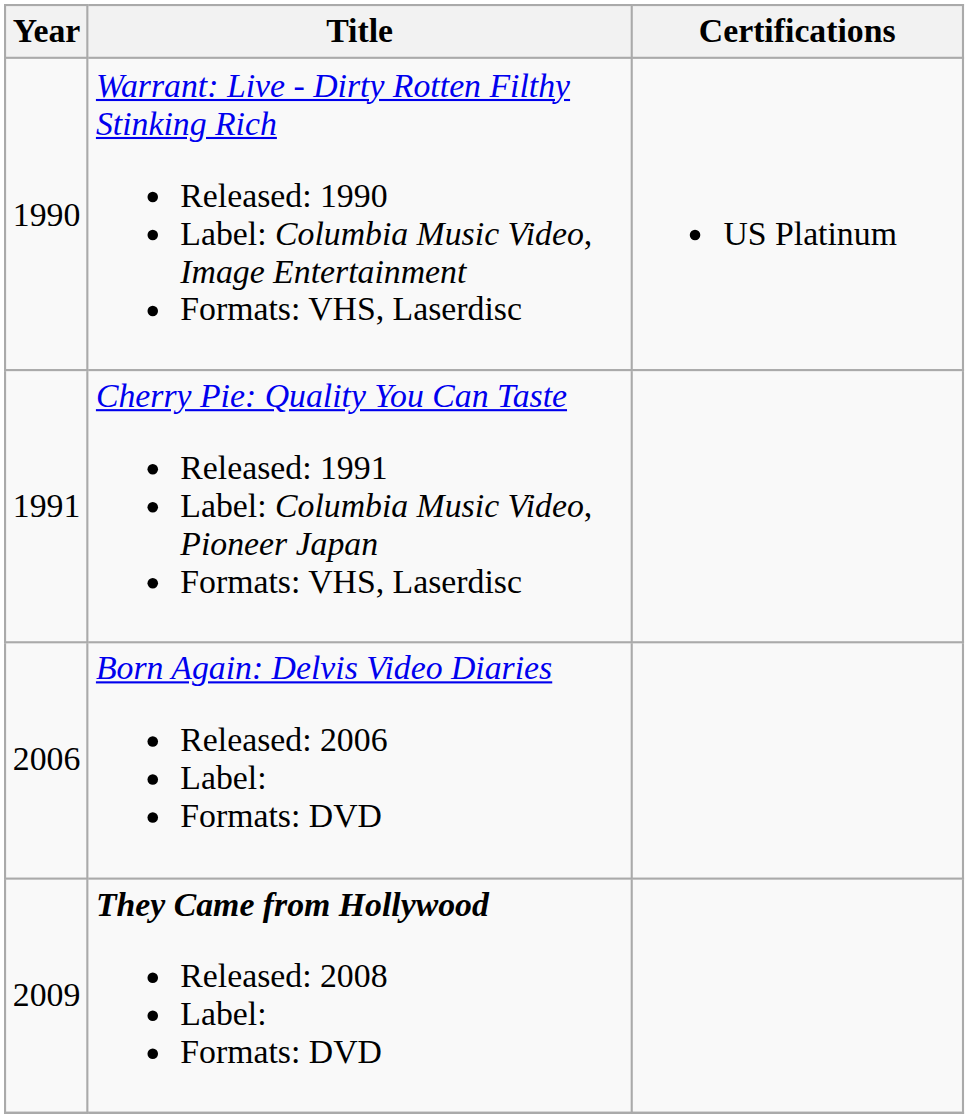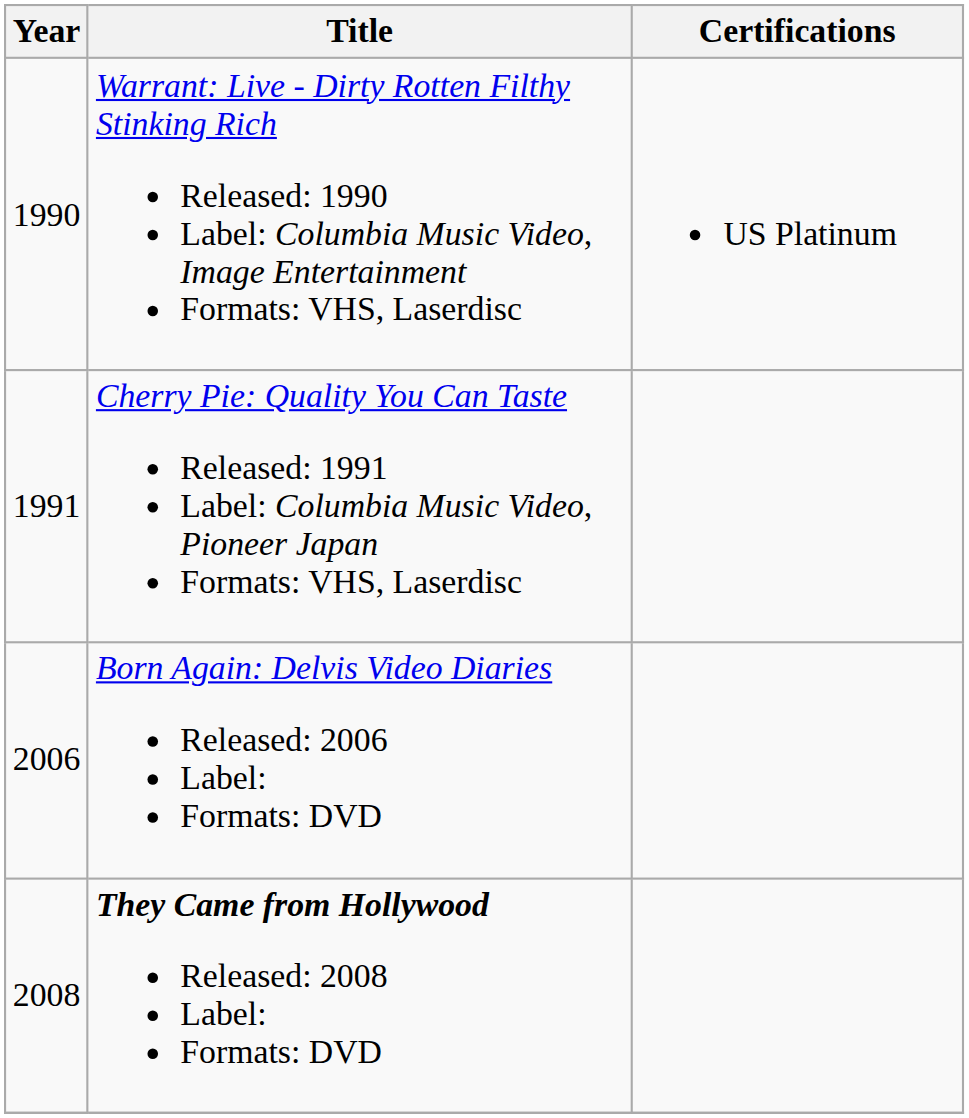(47, 994) 2009 -> (47, 994) 2008
